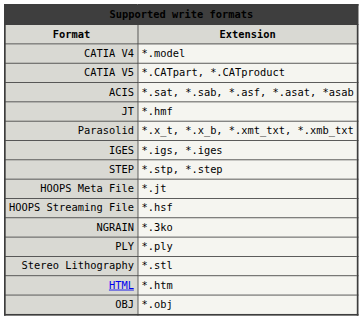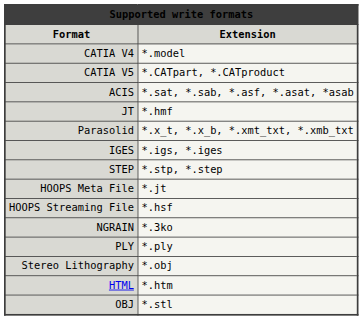(157, 266) *.stl -> (157, 266) *.obj
(157, 305) *.obj -> (157, 305) *.stl
